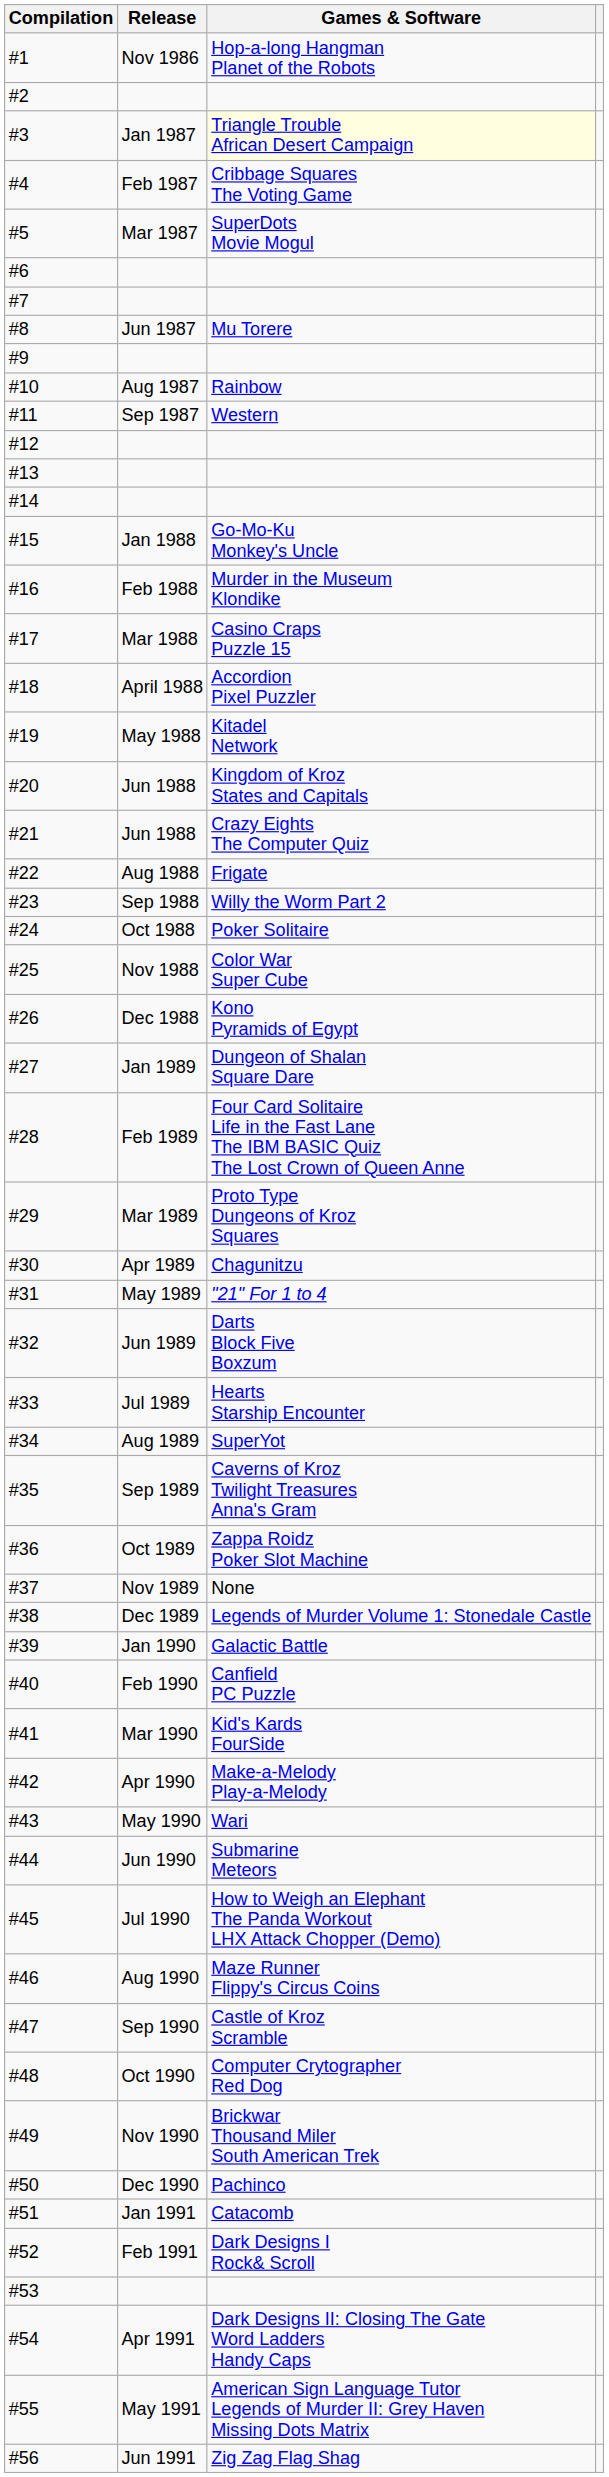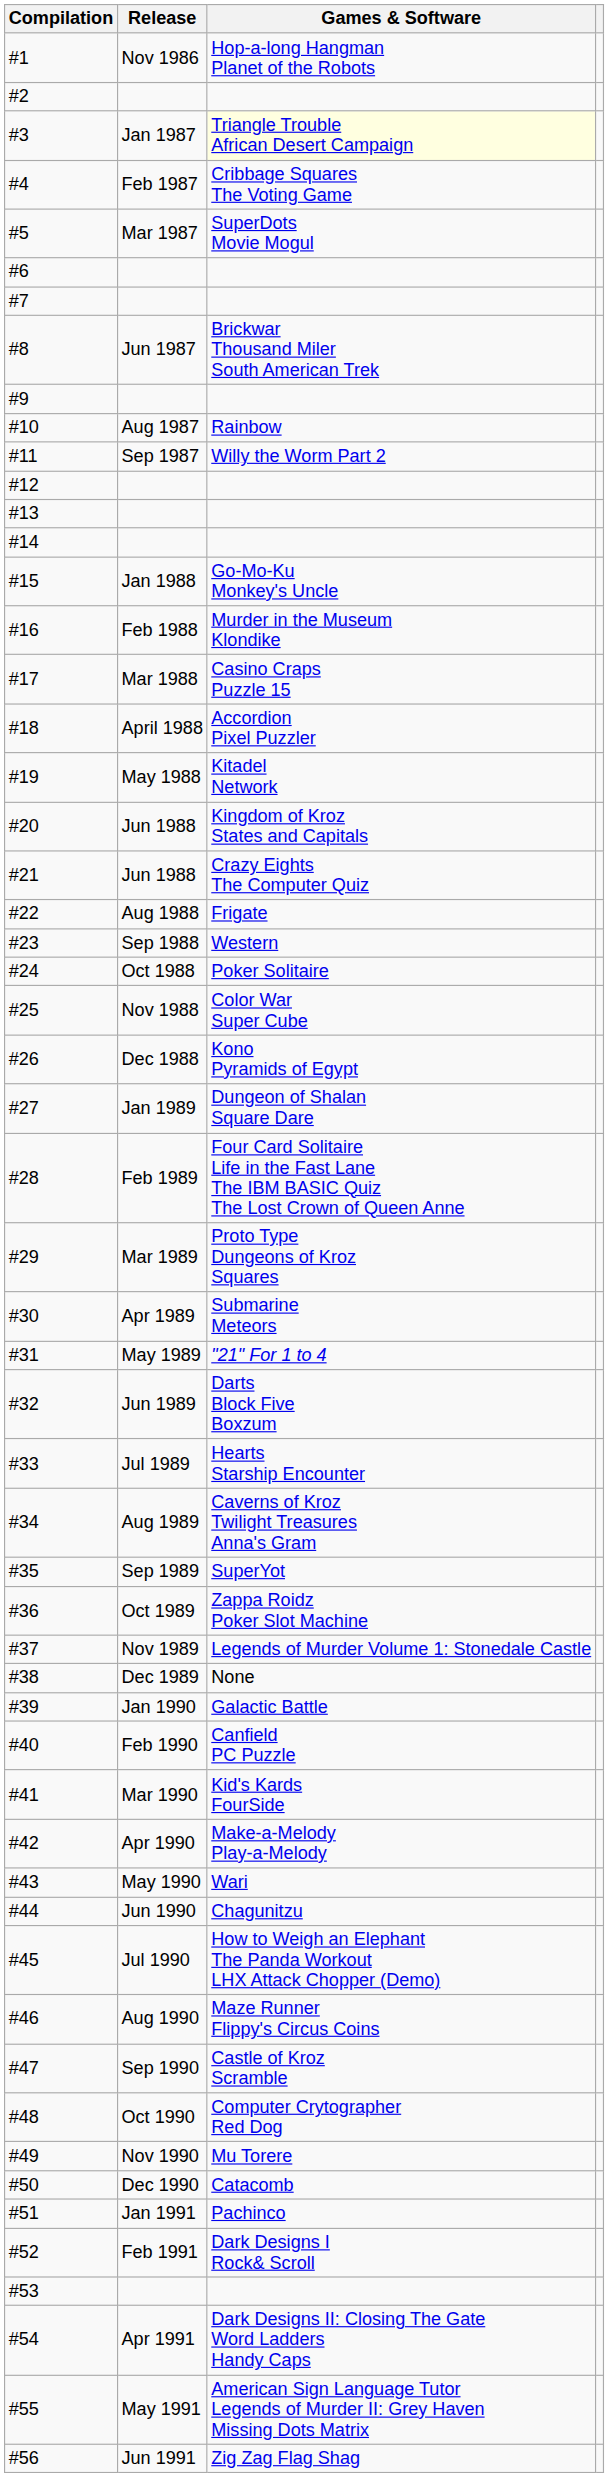(252, 329) Mu Torere -> (295, 349) Brickwar Thousand Miler South American Trek
(245, 415) Western -> (299, 456) Willy the Worm Part 2
(299, 902) Willy the Worm Part 2 -> (245, 942) Western
(257, 1265) Chagunitzu -> (255, 1316) Submarine Meteors
(248, 1441) SuperYot -> (284, 1522) Caverns of Kroz Twilight Treasures Anna's Gram
(284, 1490) Caverns of Kroz Twilight Treasures Anna's Gram -> (248, 1571) SuperYot
(233, 1588) None -> (401, 1649) Legends of Murder Volume 1: Stonedale Castle
(401, 1616) Legends of Murder Volume 1: Stonedale Castle -> (233, 1677) None
(255, 1860) Submarine Meteors -> (257, 1911) Chagunitzu
(295, 2135) Brickwar Thousand Miler South American Trek -> (252, 2156) Mu Torere
(248, 2184) Pachinco -> (252, 2184) Catacomb
(252, 2213) Catacomb -> (248, 2213) Pachinco
